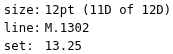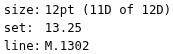rows swapped: (19, 46) <-> (22, 28)
